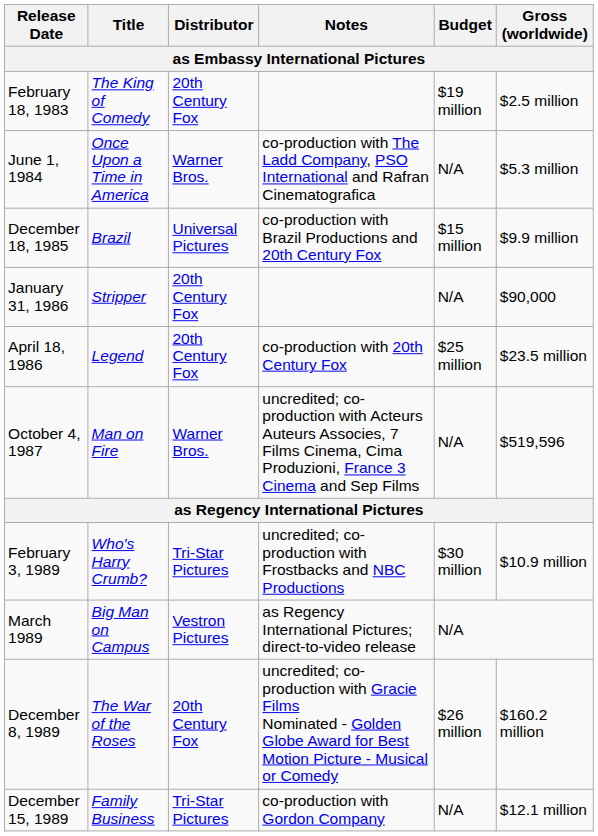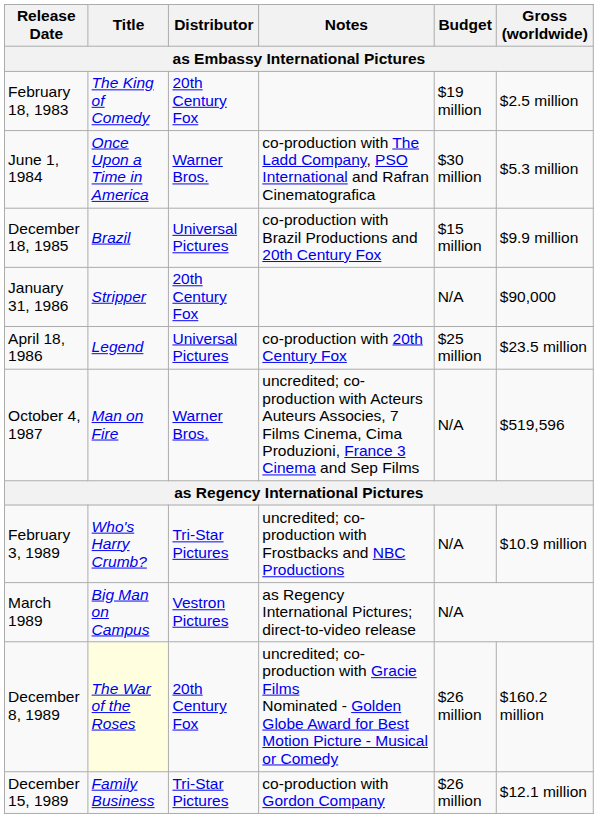(451, 169) N/A -> (460, 169) $30 million
(200, 356) 20th Century Fox -> (205, 347) Universal Pictures
(460, 561) $30 million -> (451, 543) N/A
(121, 724) no background -> (121, 706) lightyellow background
(451, 809) N/A -> (460, 792) $26 million
